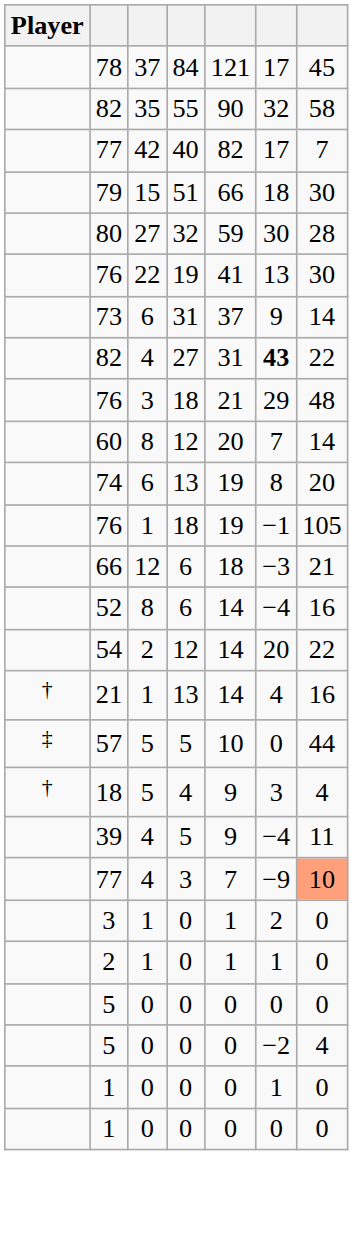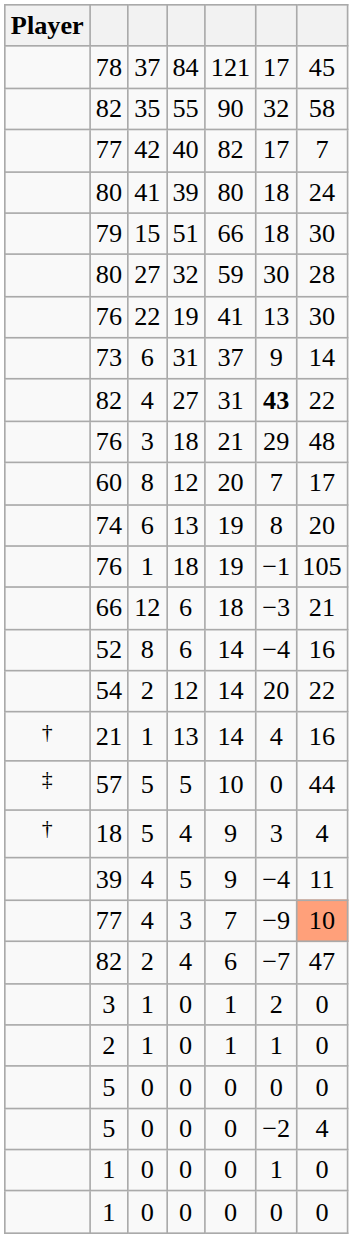+ row: (109, 191)
(322, 441) 14 -> (322, 483) 17
+ row: (109, 962)
